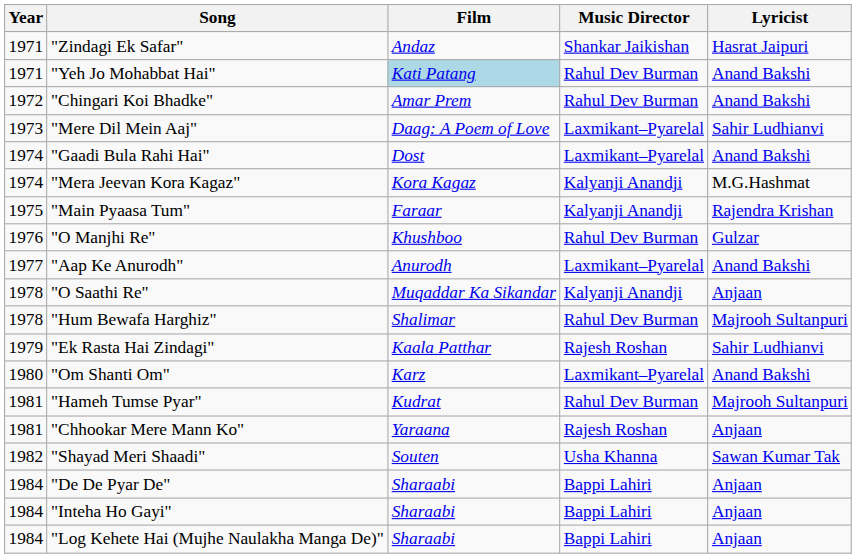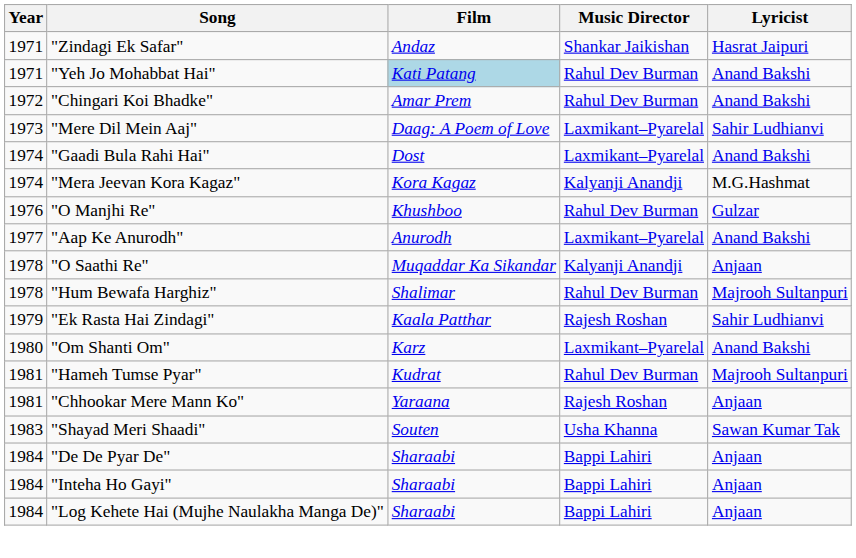- row: (121, 210)
(26, 456) 1982 -> (26, 429) 1983
